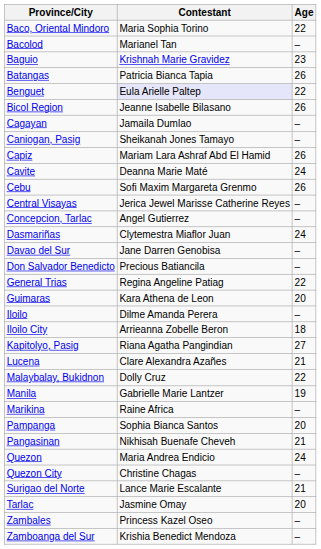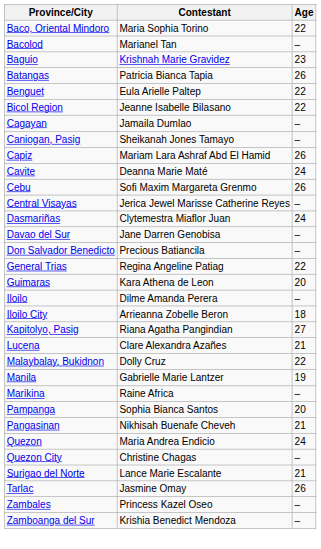(160, 92) lavender background -> (160, 92) no background
(300, 108) 26 -> (300, 108) 22
- row: (49, 219)
(300, 505) 20 -> (300, 489) 26
